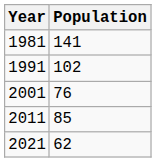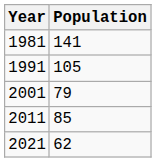(67, 68) 102 -> (67, 68) 105
(63, 94) 76 -> (63, 94) 79
